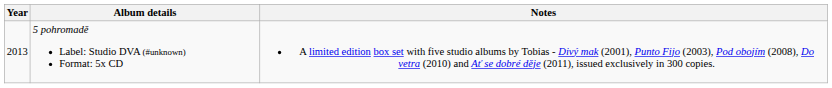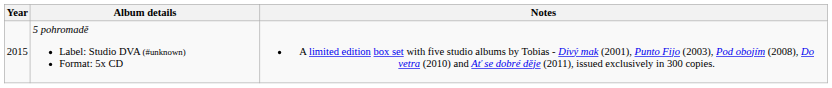(17, 52) 2013 -> (17, 52) 2015
